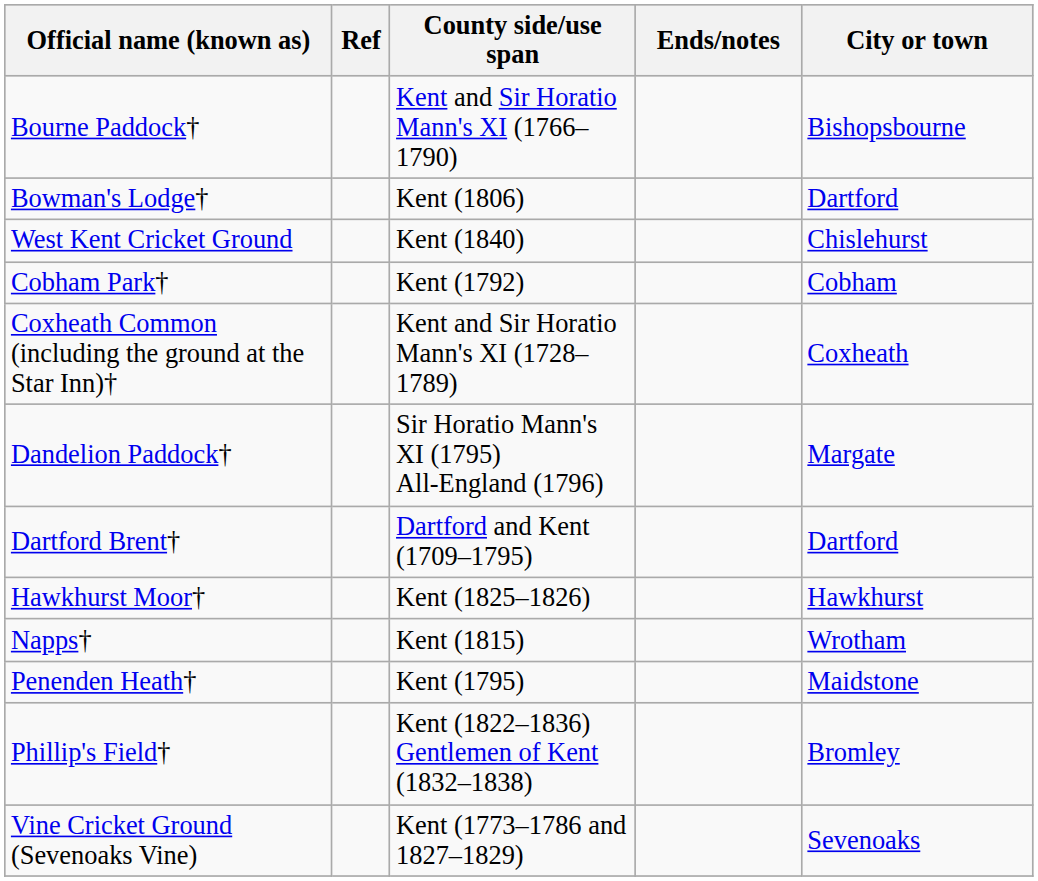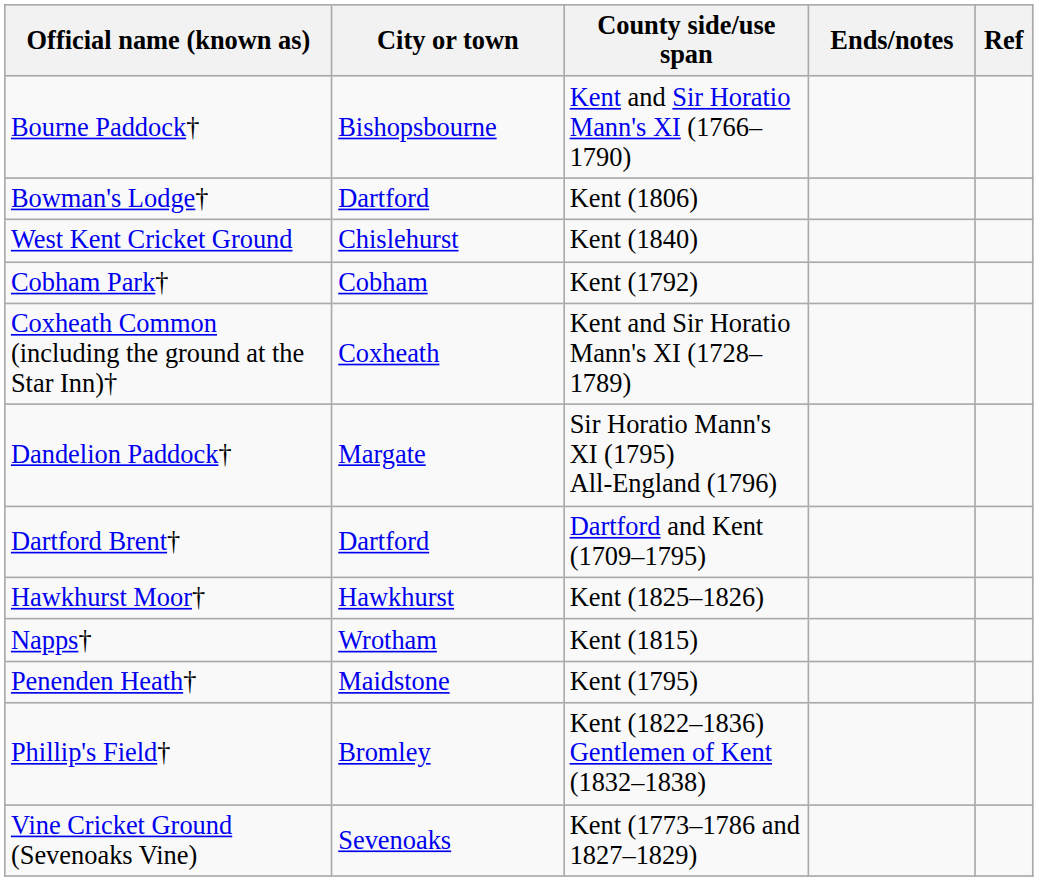columns swapped: (917, 40) <-> (361, 40)
